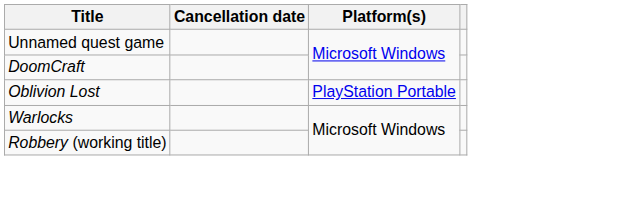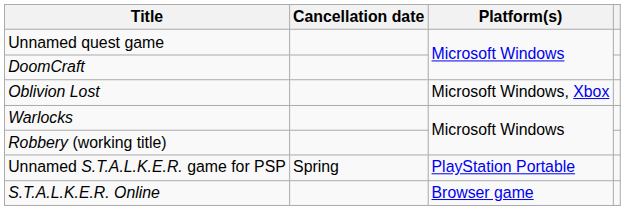(384, 92) PlayStation Portable -> (520, 92) Microsoft Windows, Xbox
+ row: (147, 167)
+ row: (84, 192)
